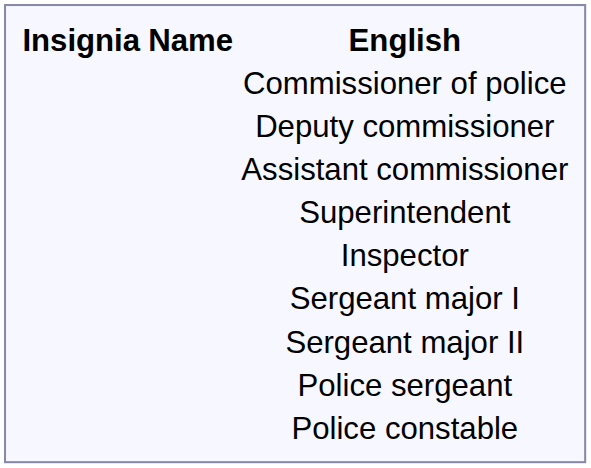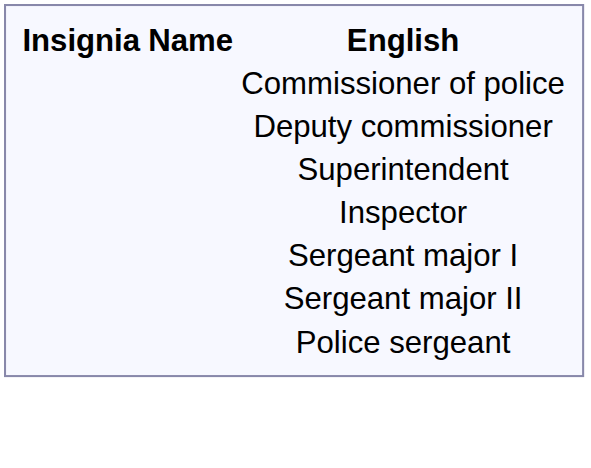- row: (405, 169)
- row: (405, 427)
